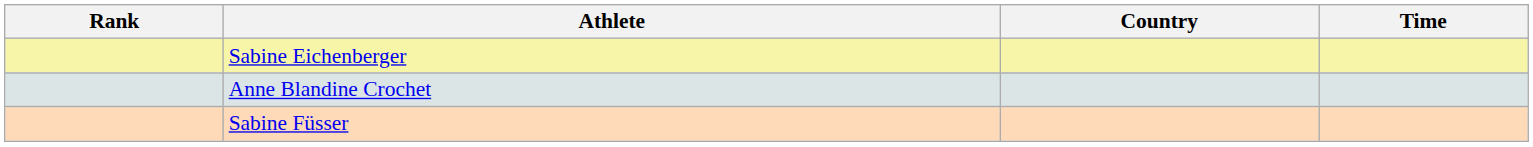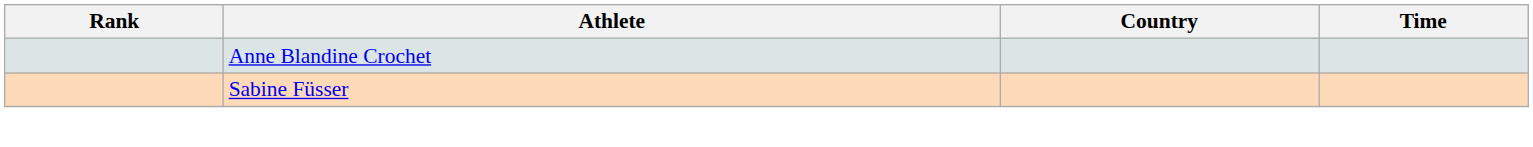- row: (317, 55)
